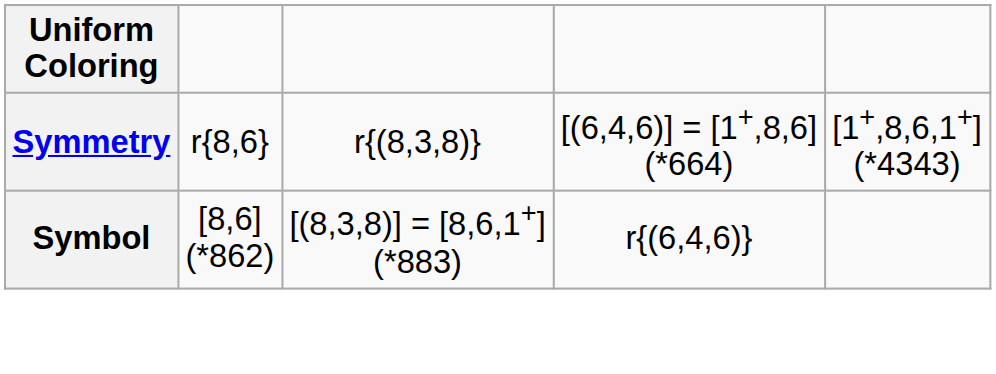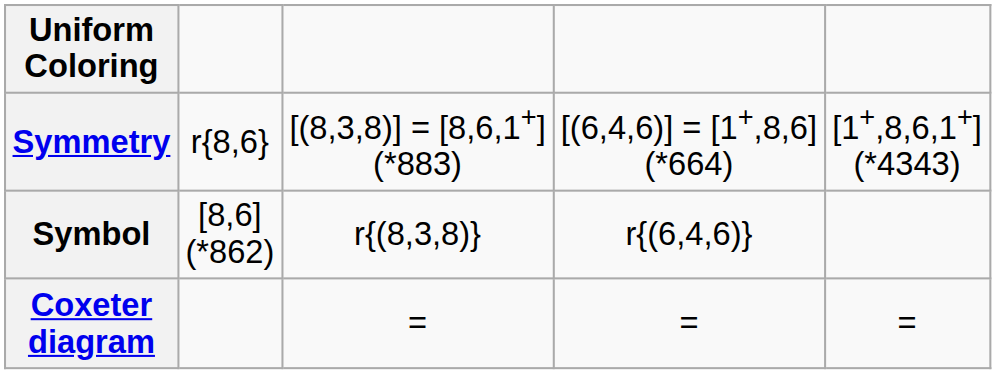(418, 141) r{(8,3,8)} -> (418, 141) [(8,3,8)] = [8,6,1+] (*883)
(418, 238) [(8,3,8)] = [8,6,1+] (*883) -> (418, 234) r{(8,3,8)}
+ row: (91, 323)
